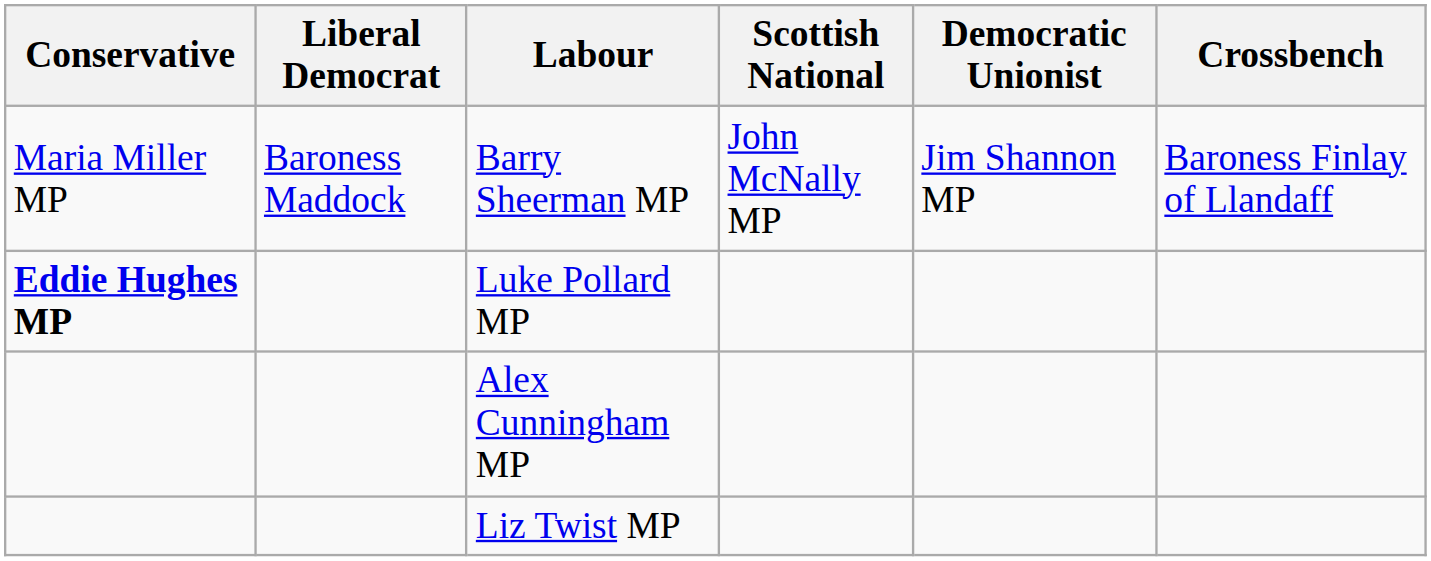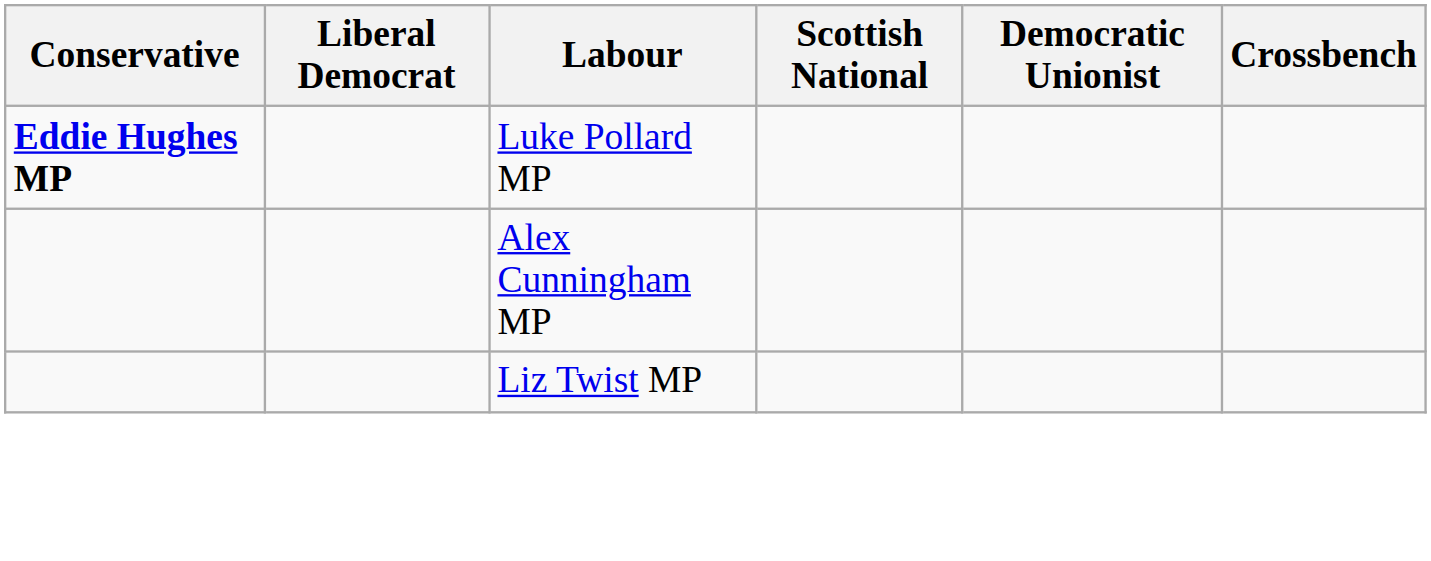- row: (582, 177)
